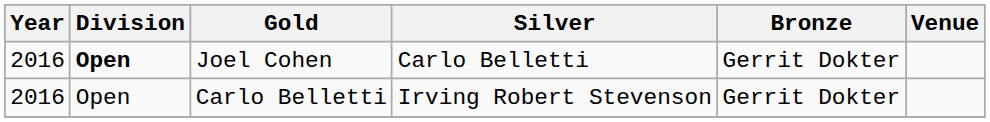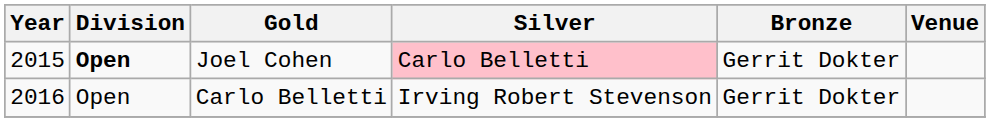(38, 60) 2016 -> (38, 60) 2015
(493, 60) no background -> (493, 60) pink background
